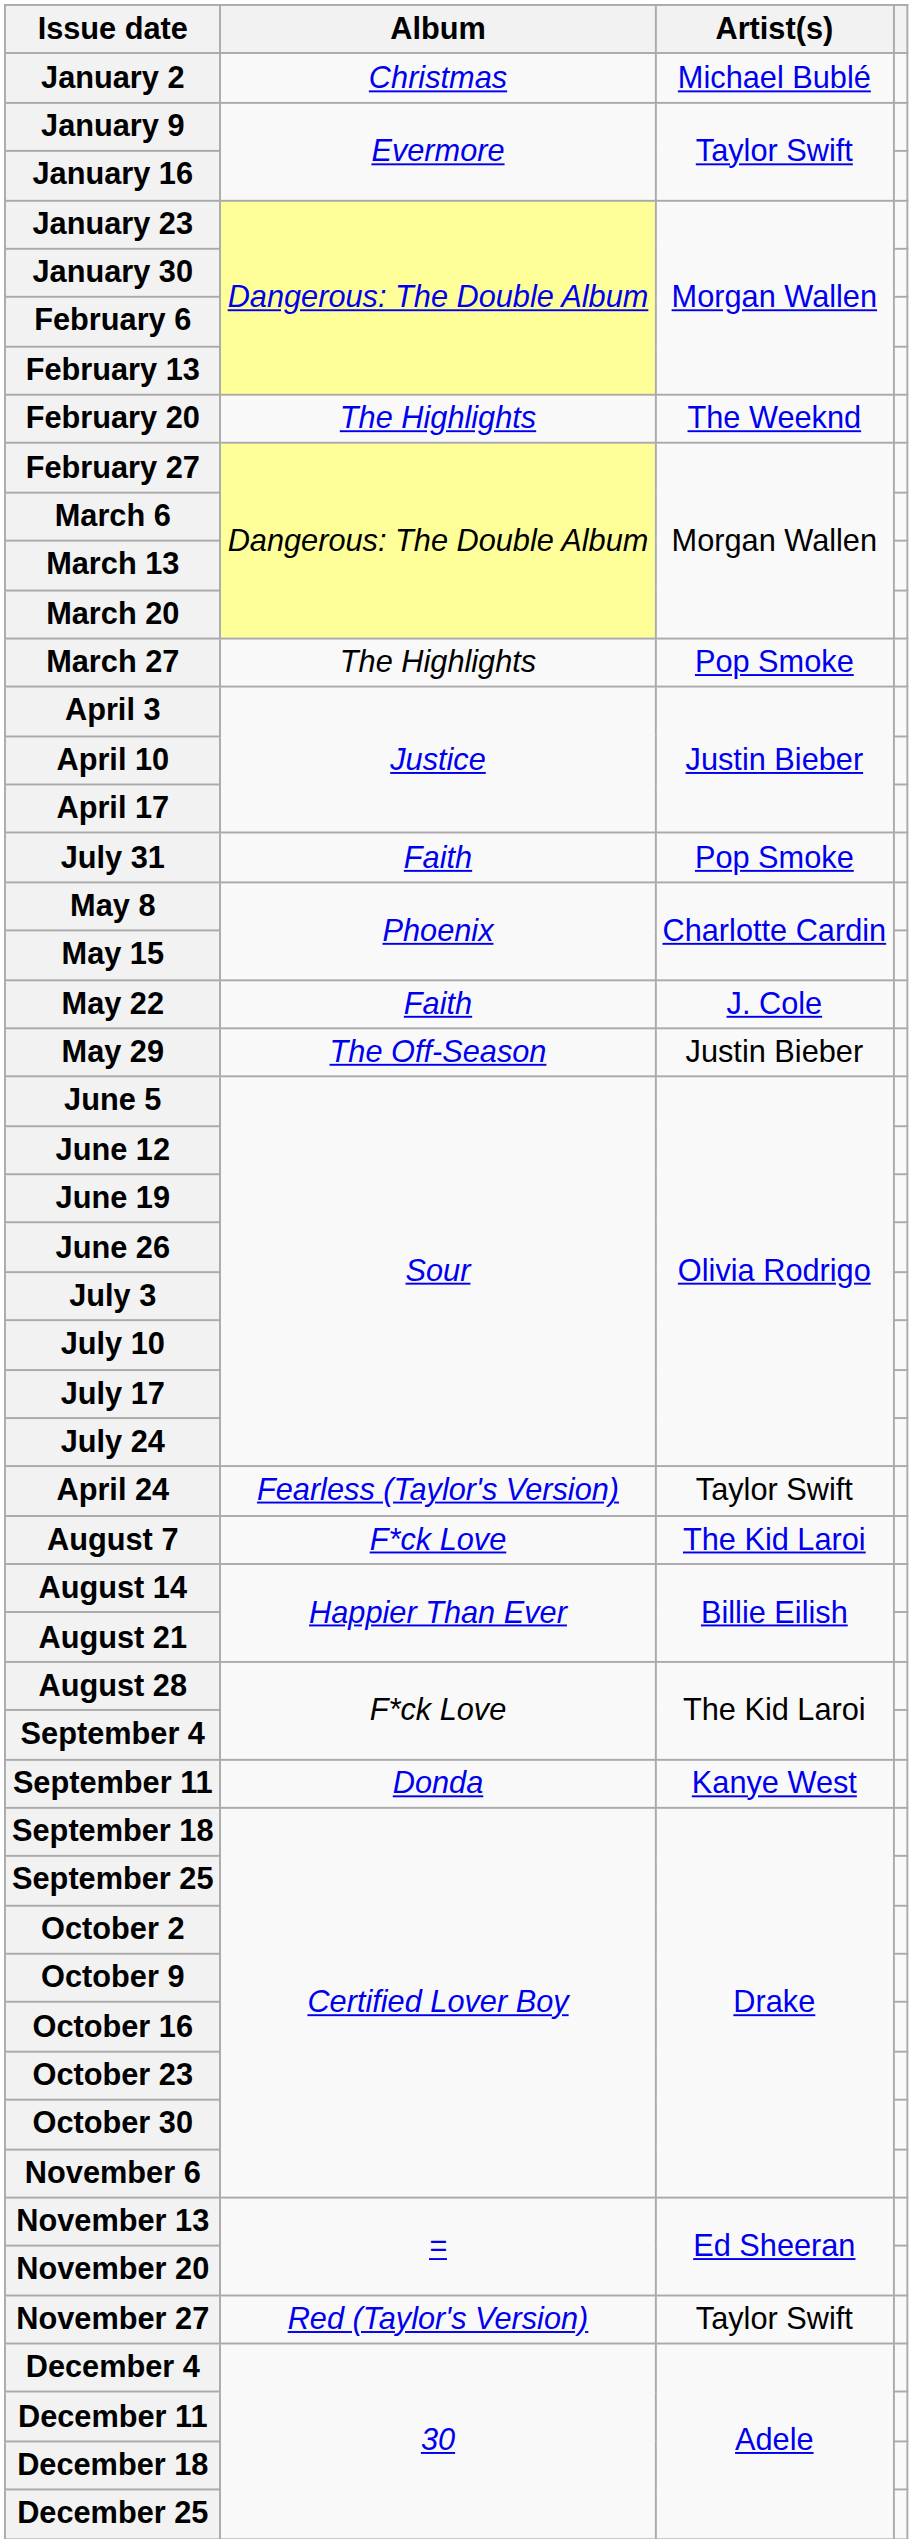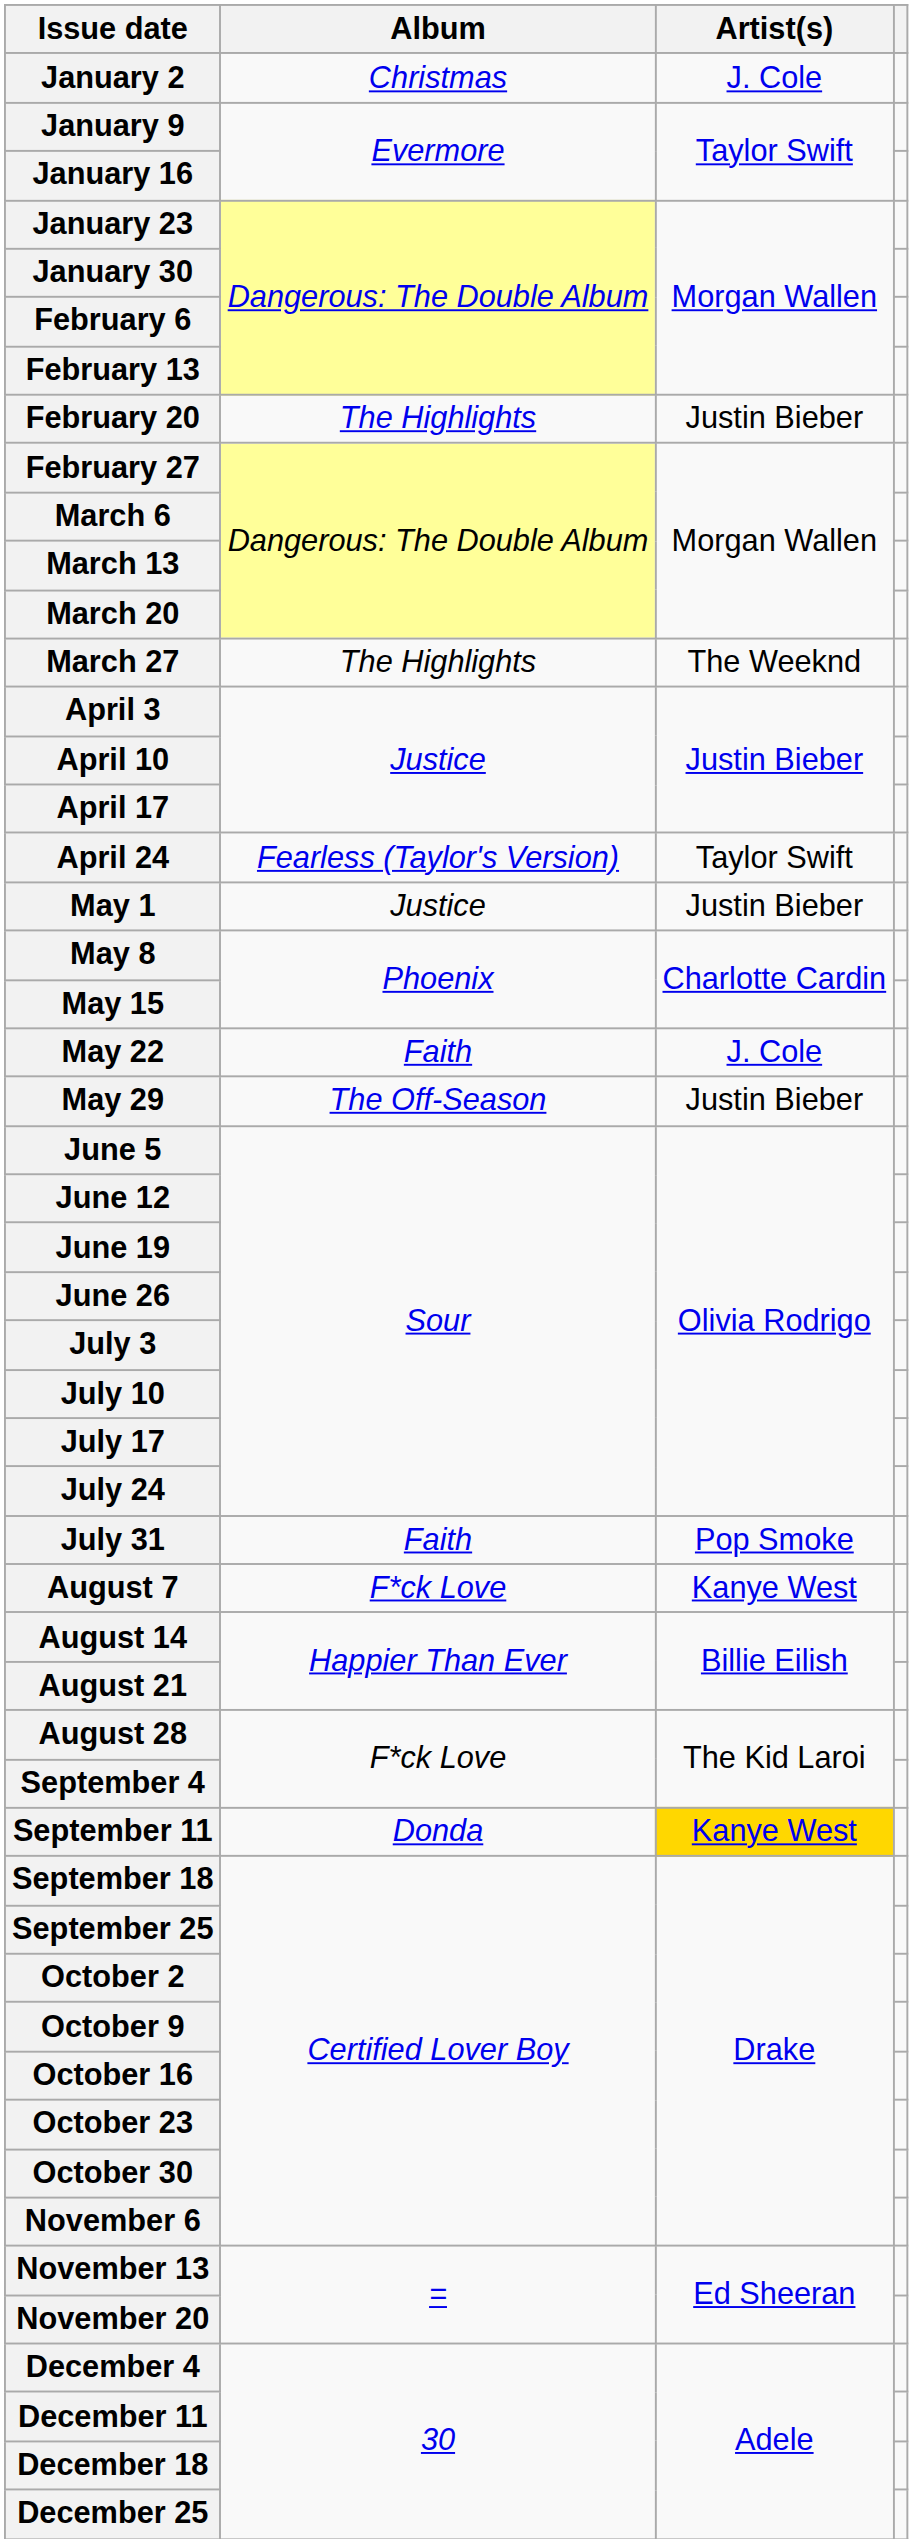(774, 77) Michael Bublé -> (774, 77) J. Cole
(774, 418) The Weeknd -> (774, 418) Justin Bieber
(774, 662) Pop Smoke -> (774, 662) The Weeknd
rows swapped: (113, 1490) <-> (113, 857)
+ row: (113, 905)
(774, 1539) The Kid Laroi -> (774, 1587) Kanye West
(774, 1782) no background -> (774, 1831) gold background
- row: (113, 2318)
